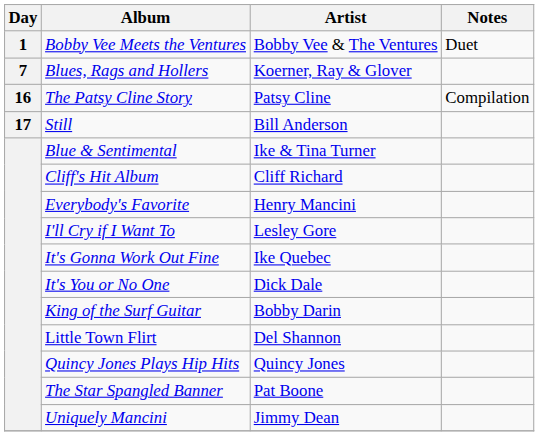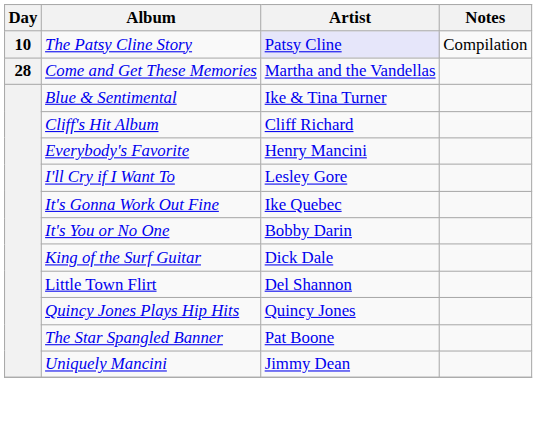- row: (146, 44)
- row: (127, 71)
(23, 97) 16 -> (23, 44) 10
(292, 97) no background -> (303, 44) lavender background
- row: (59, 124)
+ row: (151, 71)
(288, 284) Dick Dale -> (308, 230) Bobby Darin
(297, 310) Bobby Darin -> (299, 257) Dick Dale
